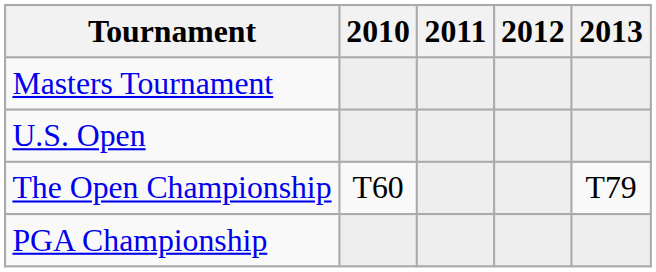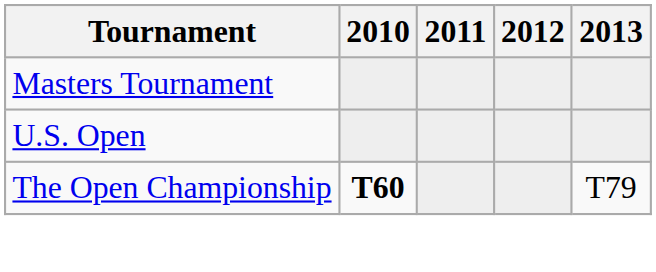(378, 188) normal -> (378, 188) bold
- row: (140, 240)
